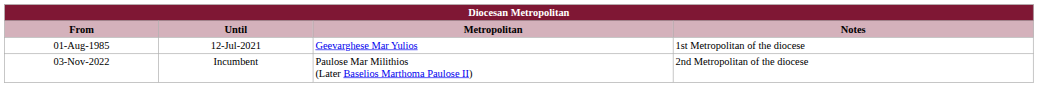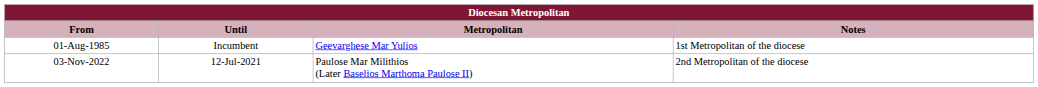(236, 45) 12-Jul-2021 -> (236, 45) Incumbent
(236, 62) Incumbent -> (236, 62) 12-Jul-2021
